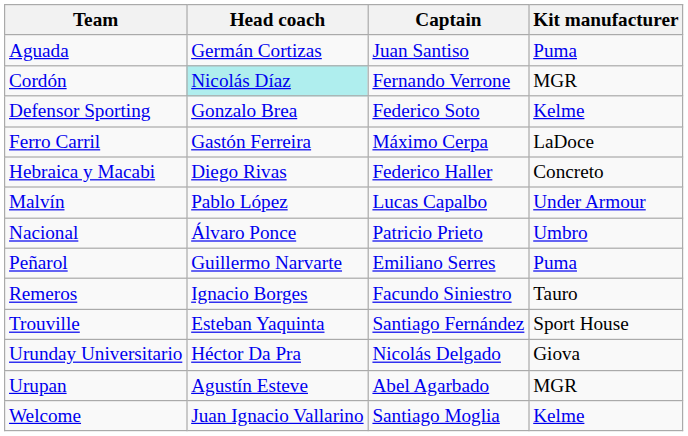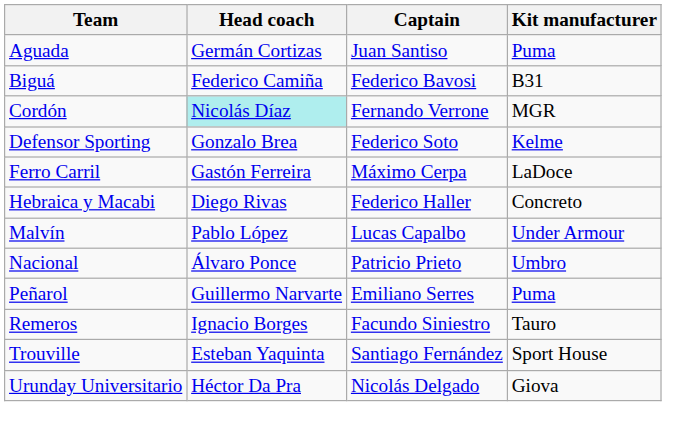+ row: (32, 80)
- row: (38, 385)
- row: (45, 415)
